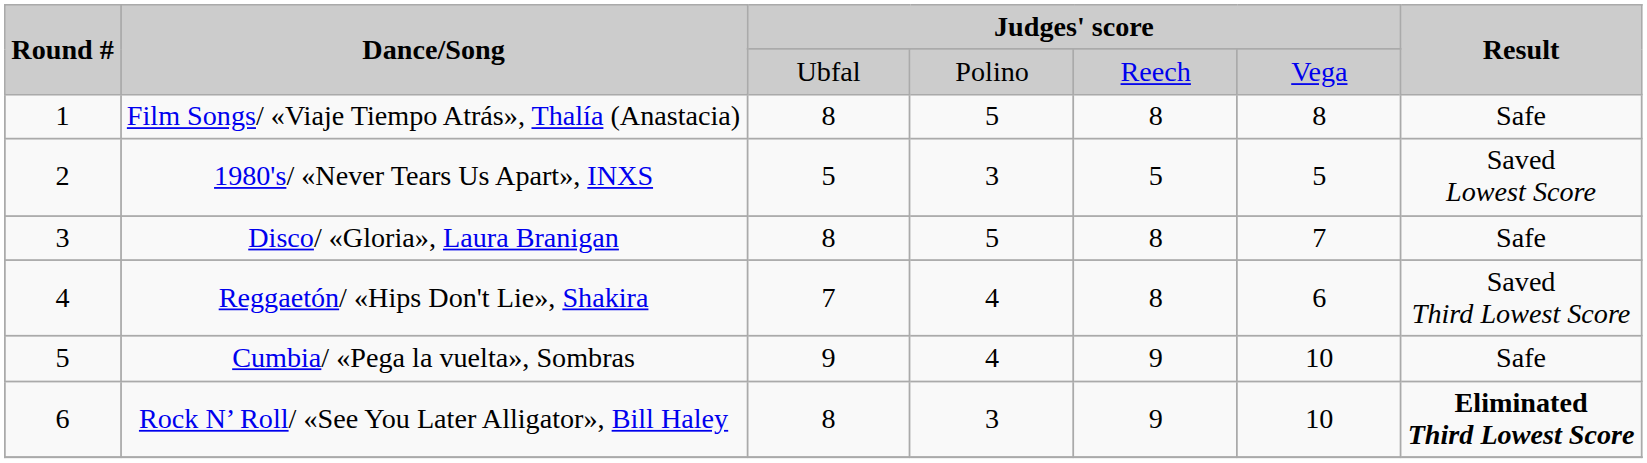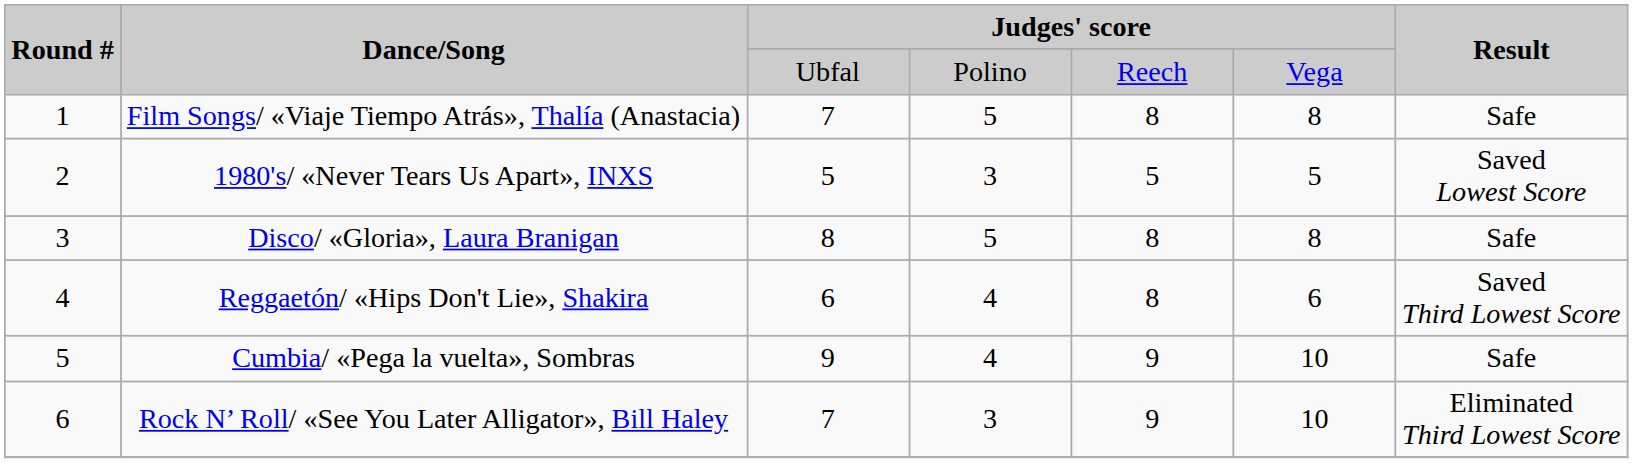(829, 116) 8 -> (828, 116) 7
(1319, 237) 7 -> (1314, 237) 8
(829, 297) 7 -> (828, 297) 6
(829, 418) 8 -> (828, 418) 7
(1521, 418) bold -> (1511, 418) normal
